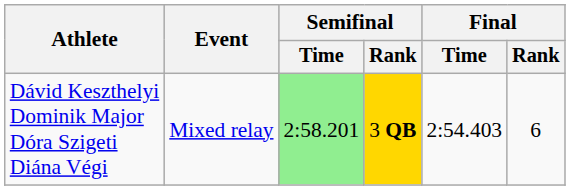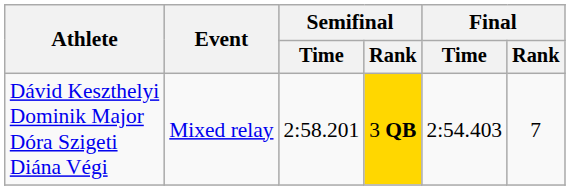(321, 129) lightgreen background -> (321, 129) no background
(536, 129) 6 -> (536, 129) 7
